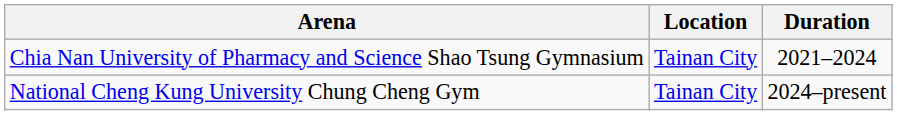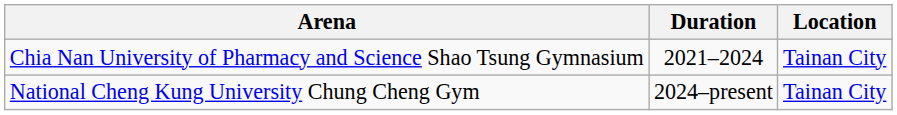columns swapped: (706, 22) <-> (827, 22)
